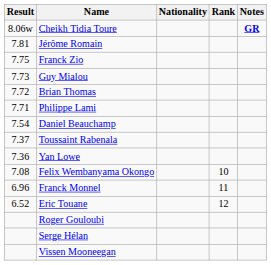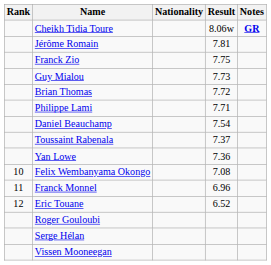columns swapped: (223, 12) <-> (20, 12)
